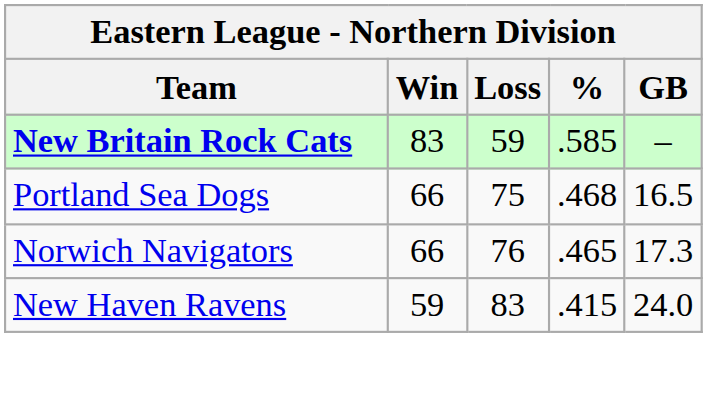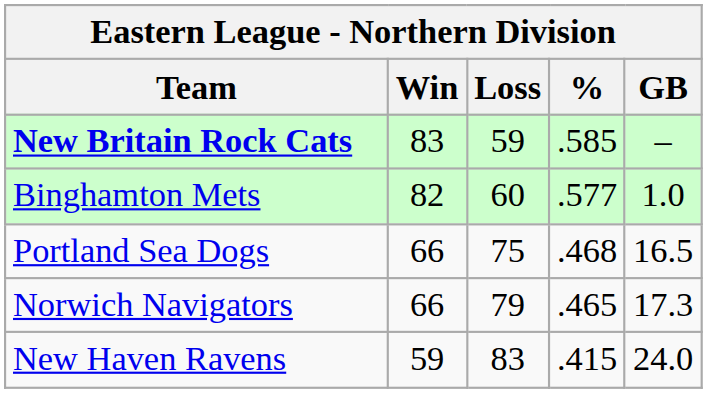+ row: (137, 195)
(508, 250) 76 -> (508, 304) 79
